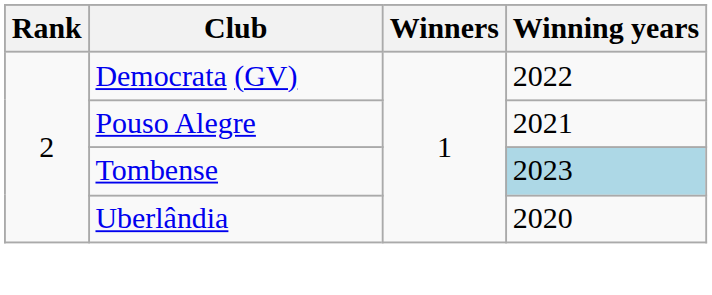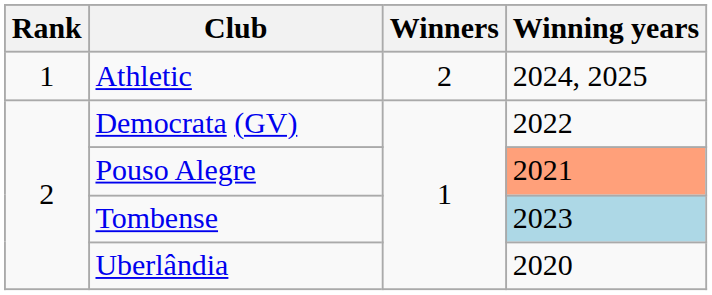+ row: (144, 75)
(543, 123) no background -> (543, 170) lightsalmon background
